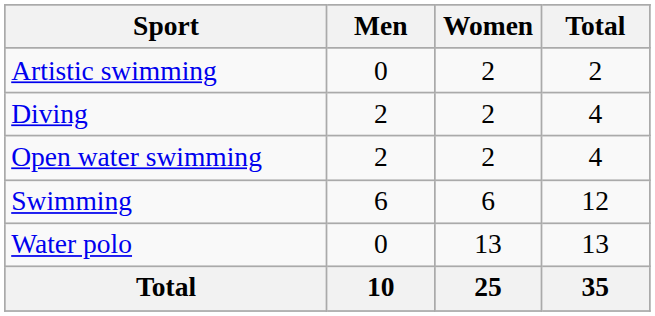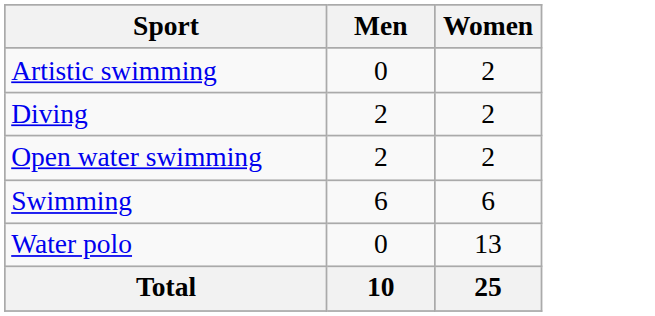- column: (595, 26)
